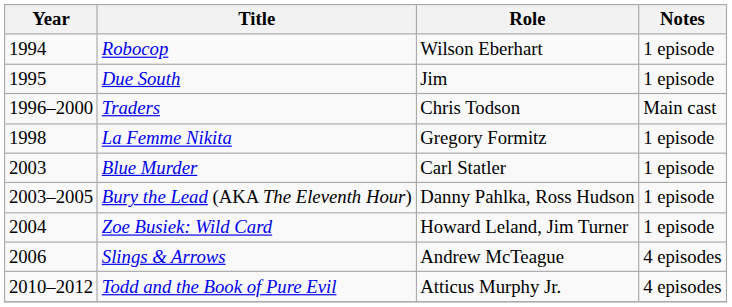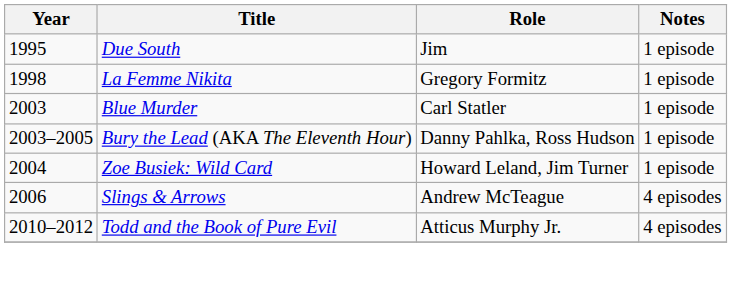- row: (135, 49)
- row: (131, 108)
